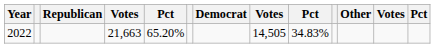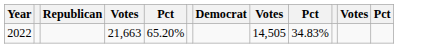- column: (356, 14)
